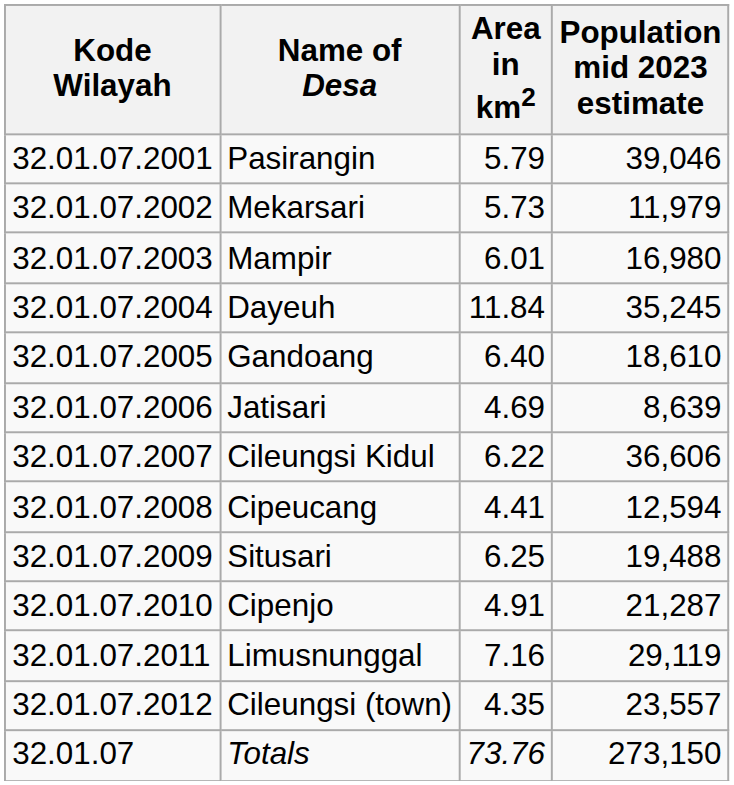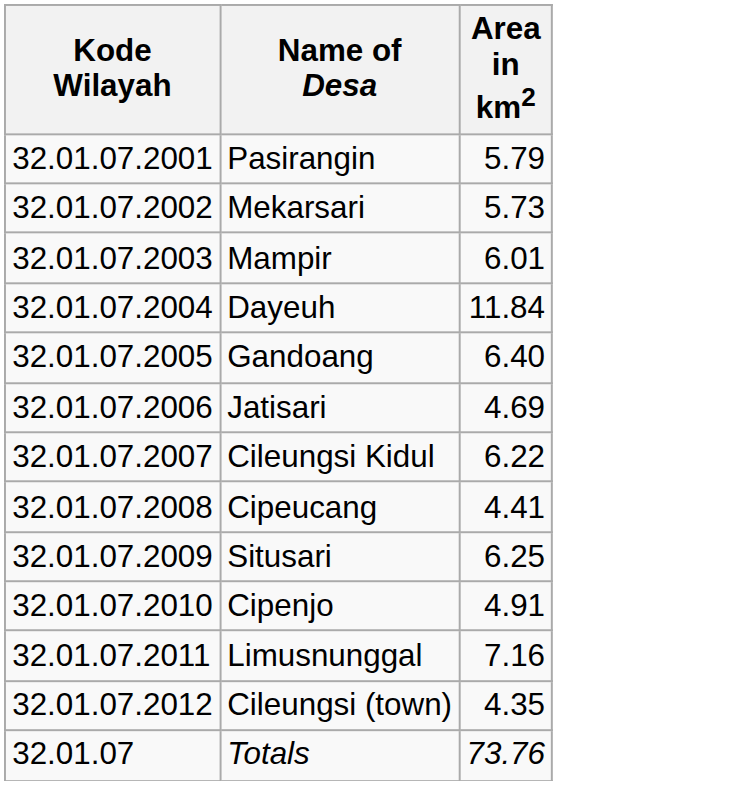- column: (640, 68)
